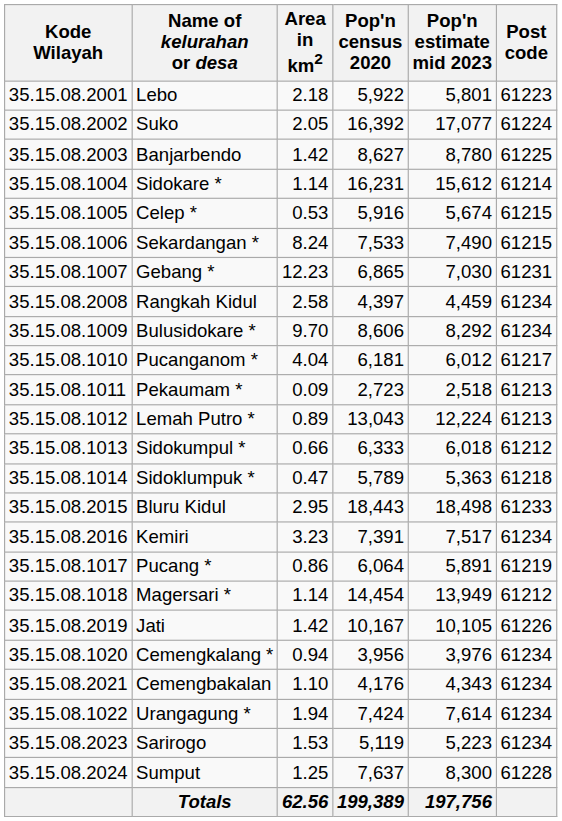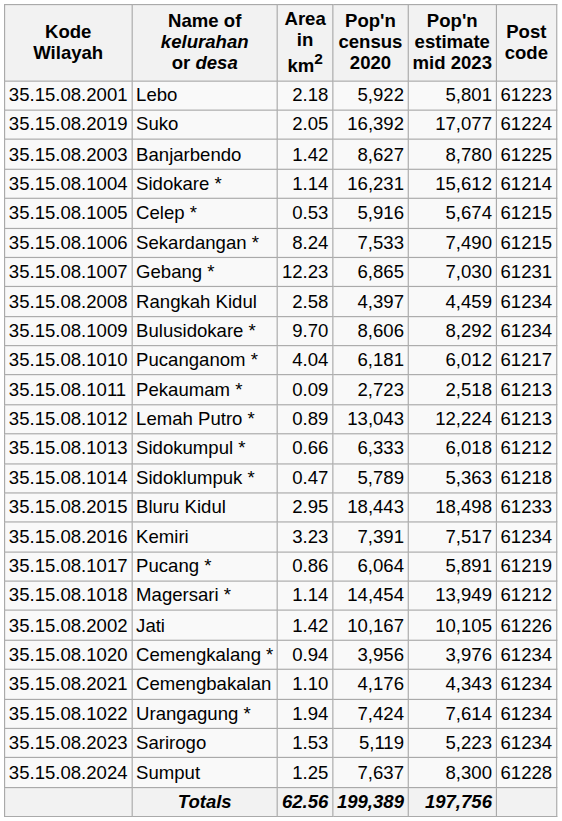(68, 124) 35.15.08.2002 -> (68, 124) 35.15.08.2019
(68, 625) 35.15.08.2019 -> (68, 625) 35.15.08.2002
